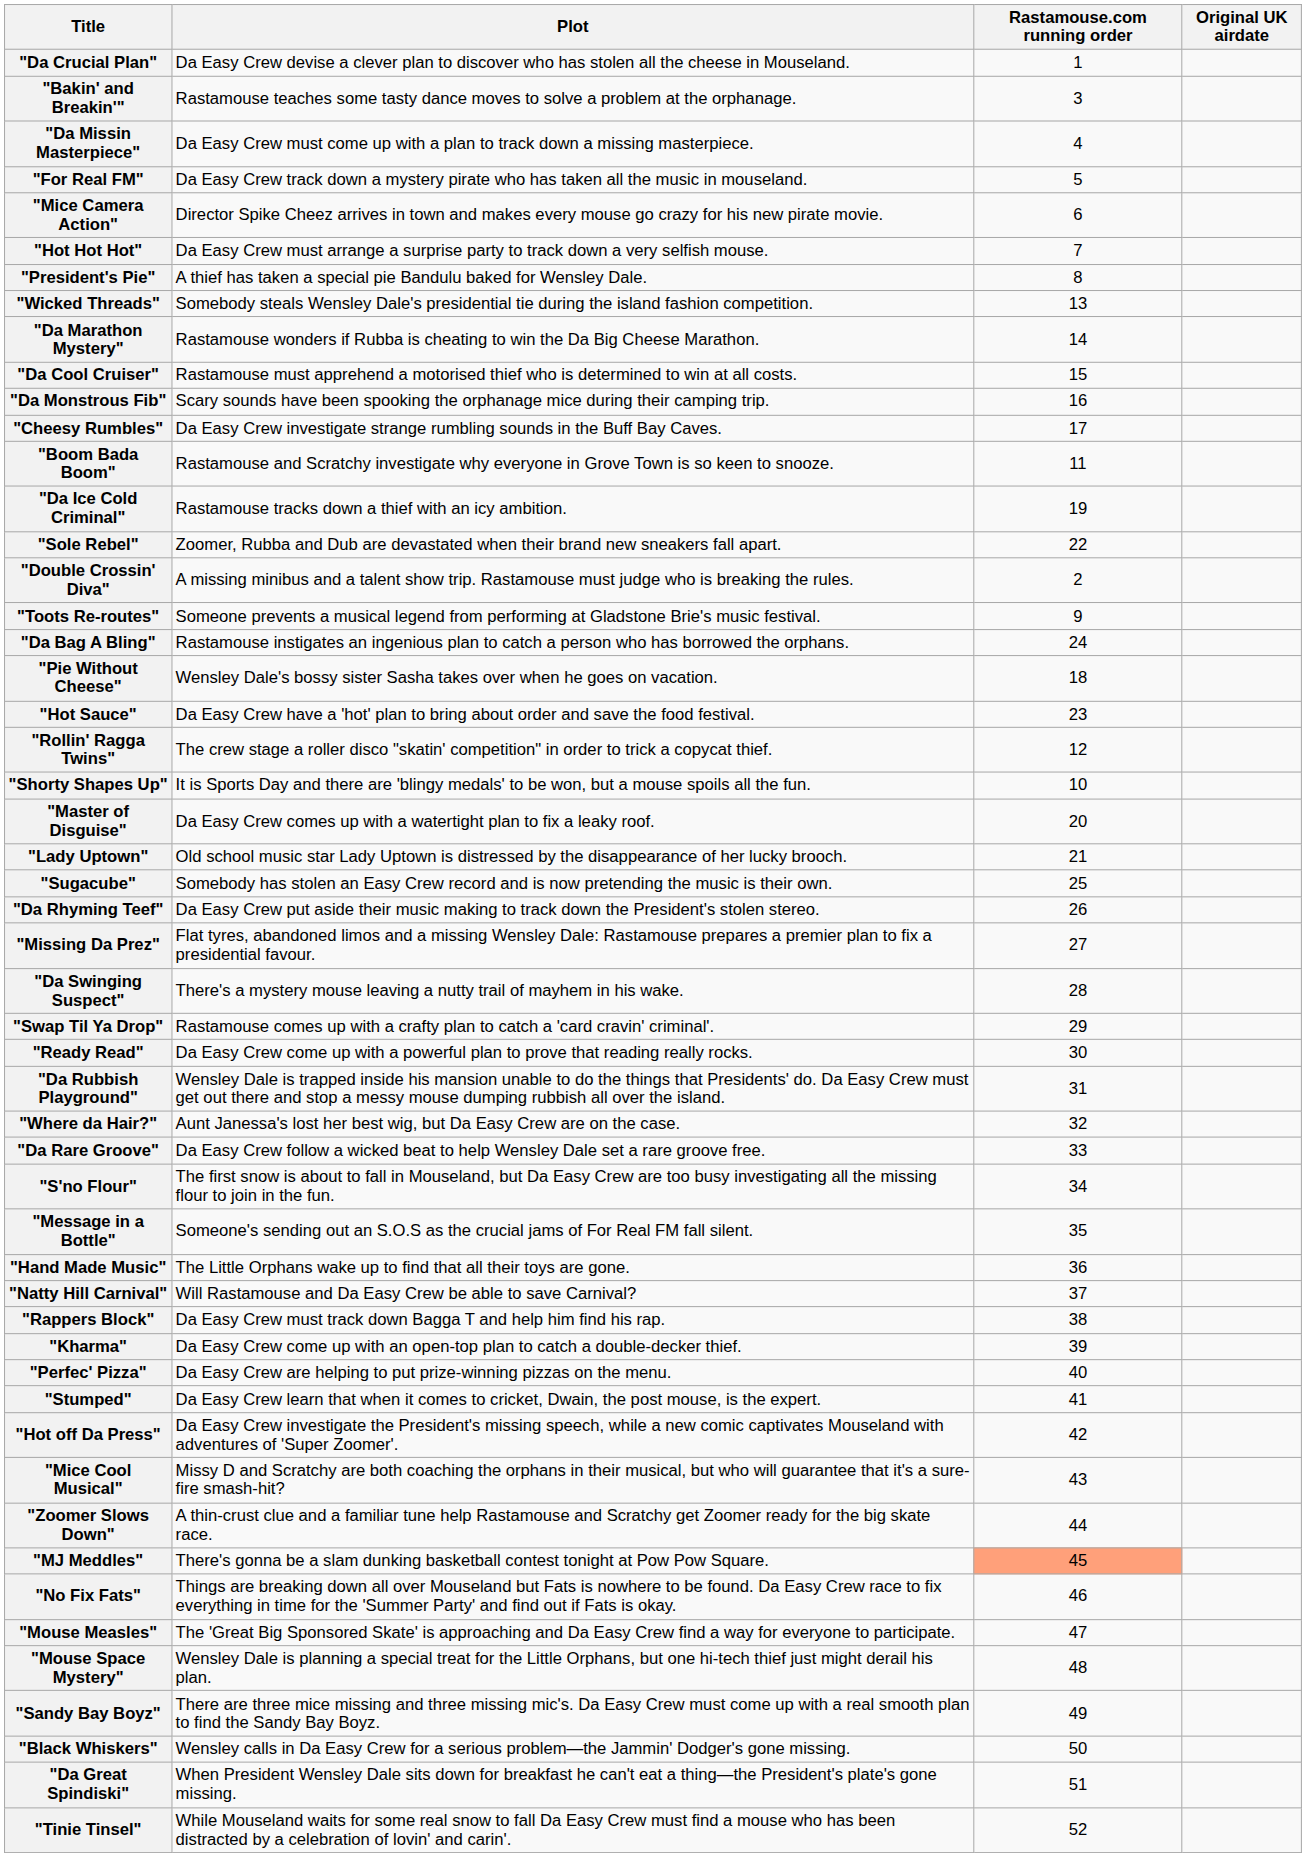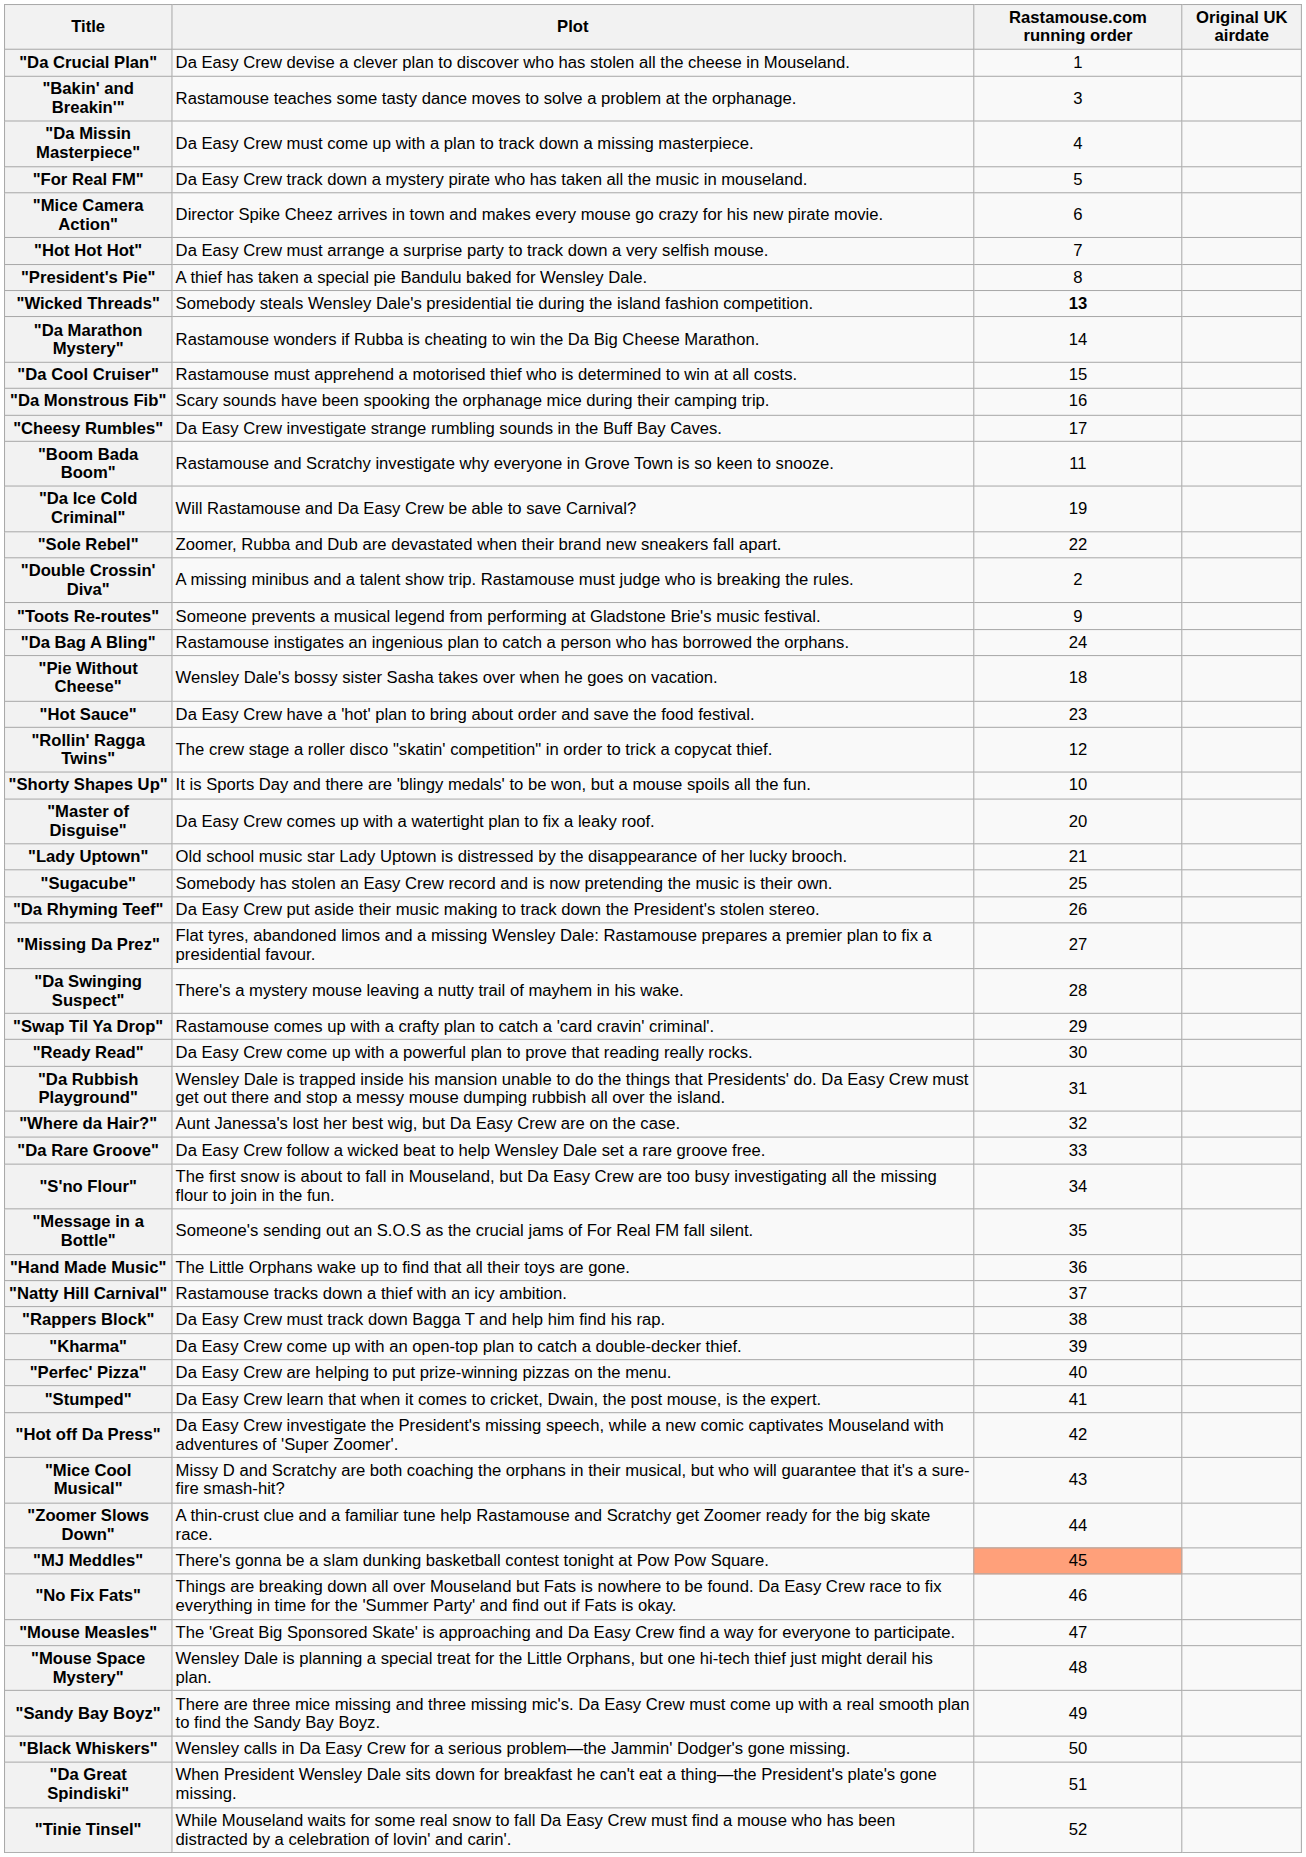(1078, 303) normal -> (1078, 303) bold
(371, 508) Rastamouse tracks down a thief with an icy ambition. -> (406, 508) Will Rastamouse and Da Easy Crew be able to save Carnival?
(406, 1293) Will Rastamouse and Da Easy Crew be able to save Carnival? -> (371, 1293) Rastamouse tracks down a thief with an icy ambition.
